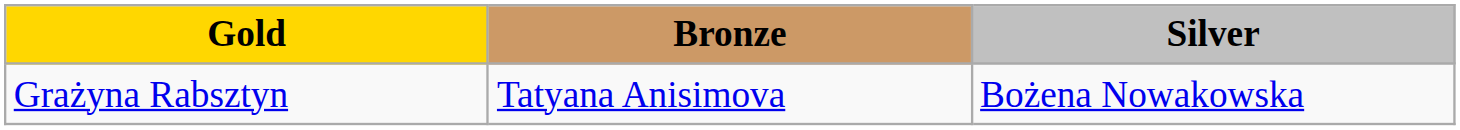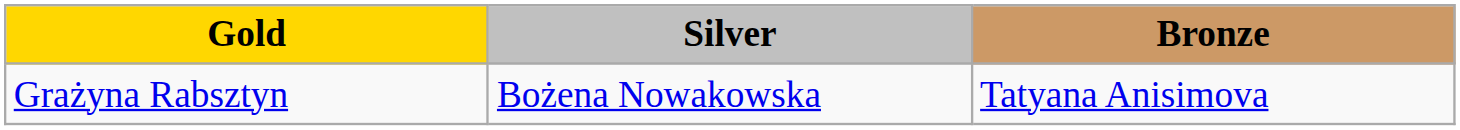columns swapped: (1213, 34) <-> (730, 34)
